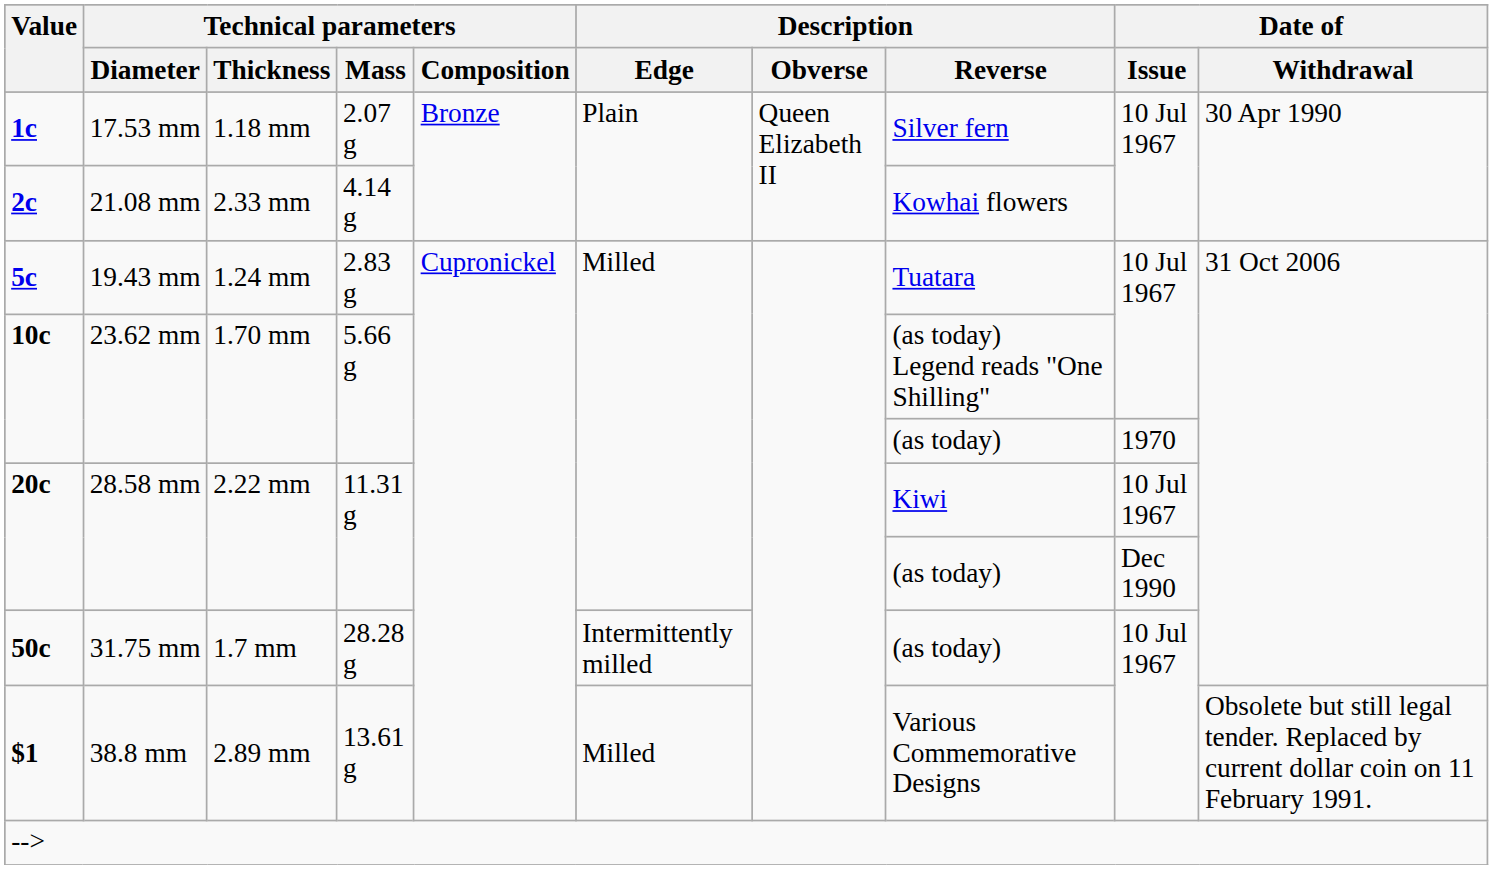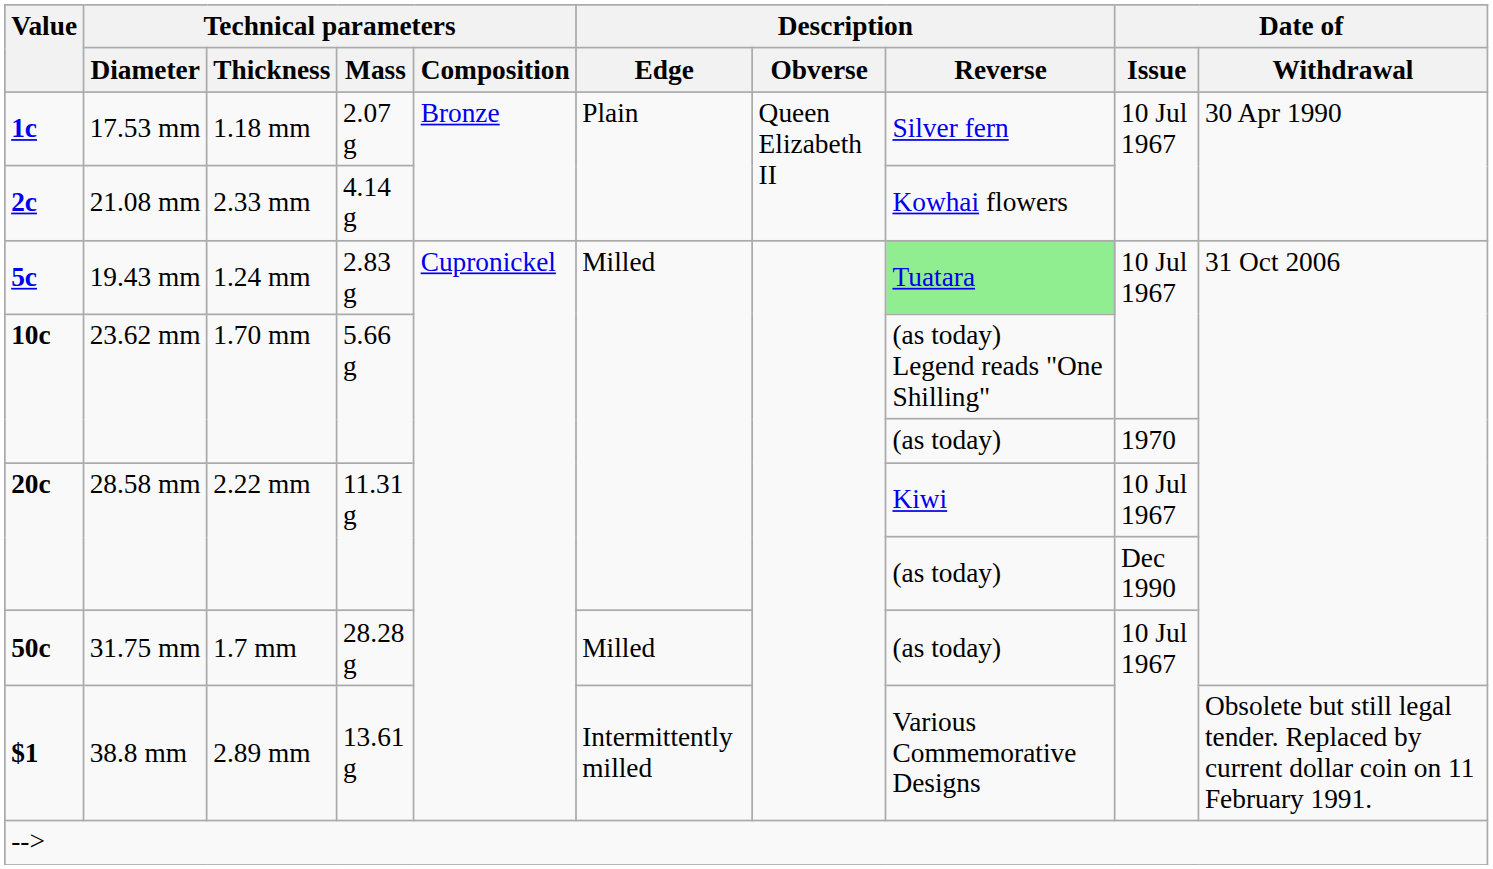(934, 276) no background -> (934, 276) lightgreen background
(657, 647) Intermittently milled -> (619, 647) Milled
(619, 752) Milled -> (657, 752) Intermittently milled
